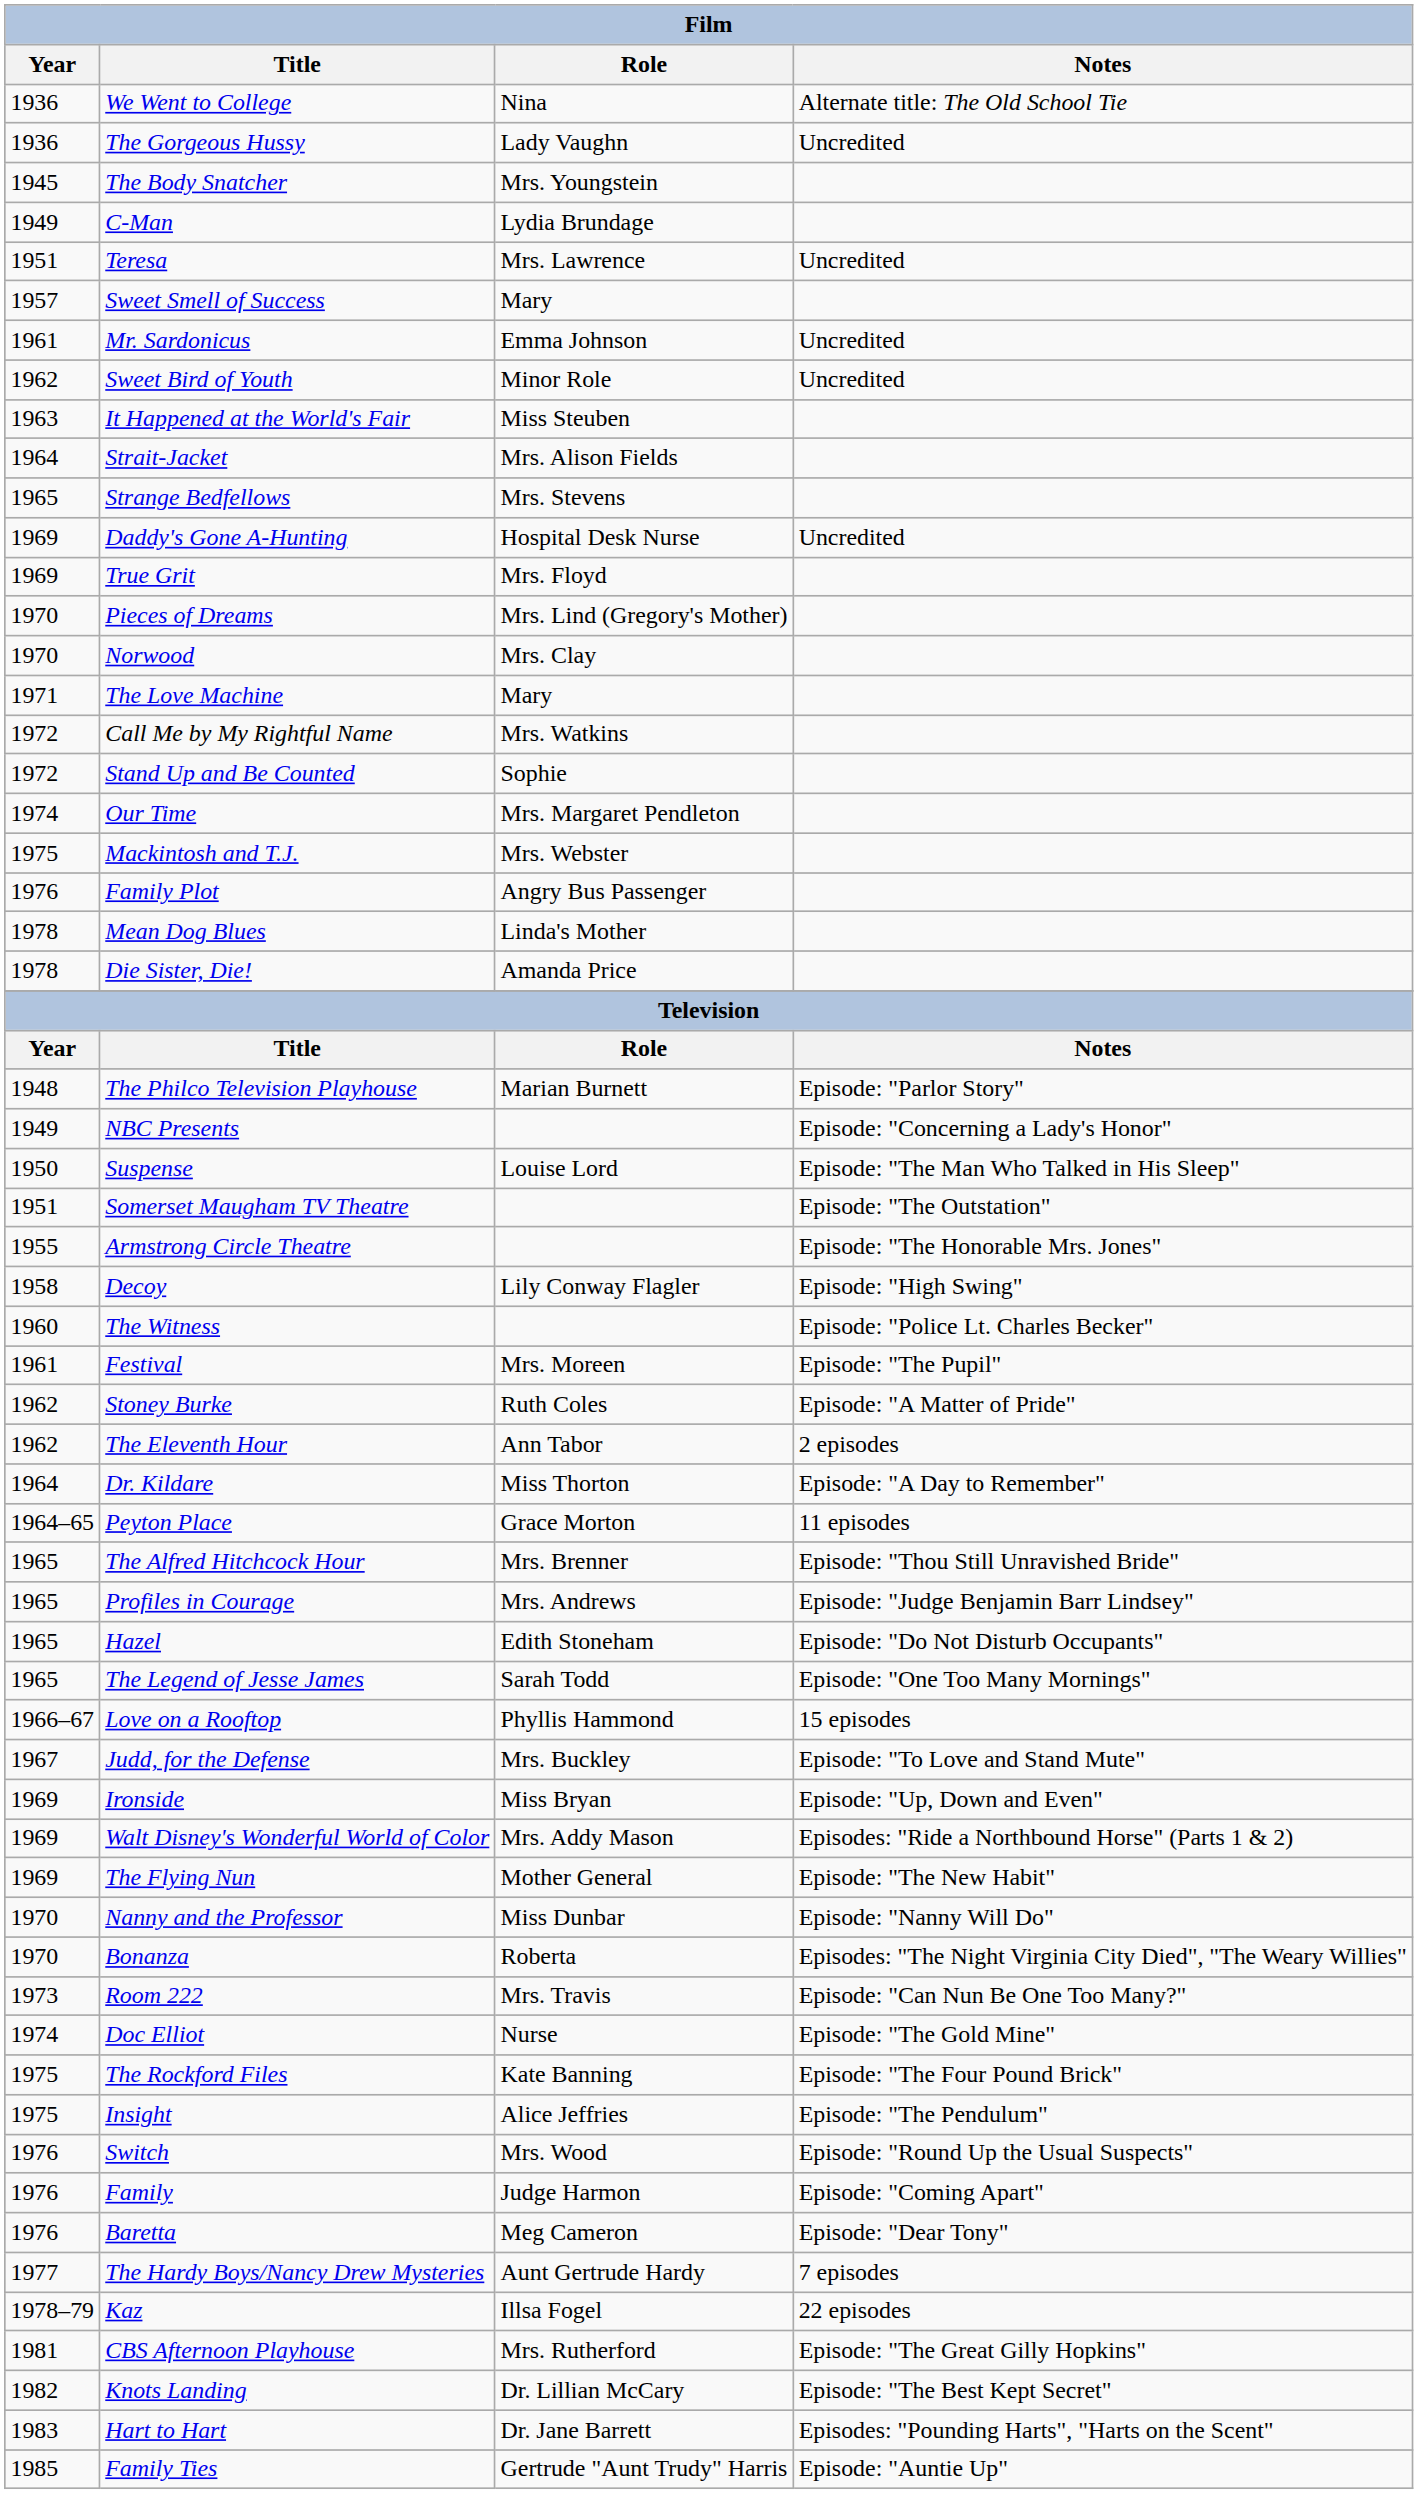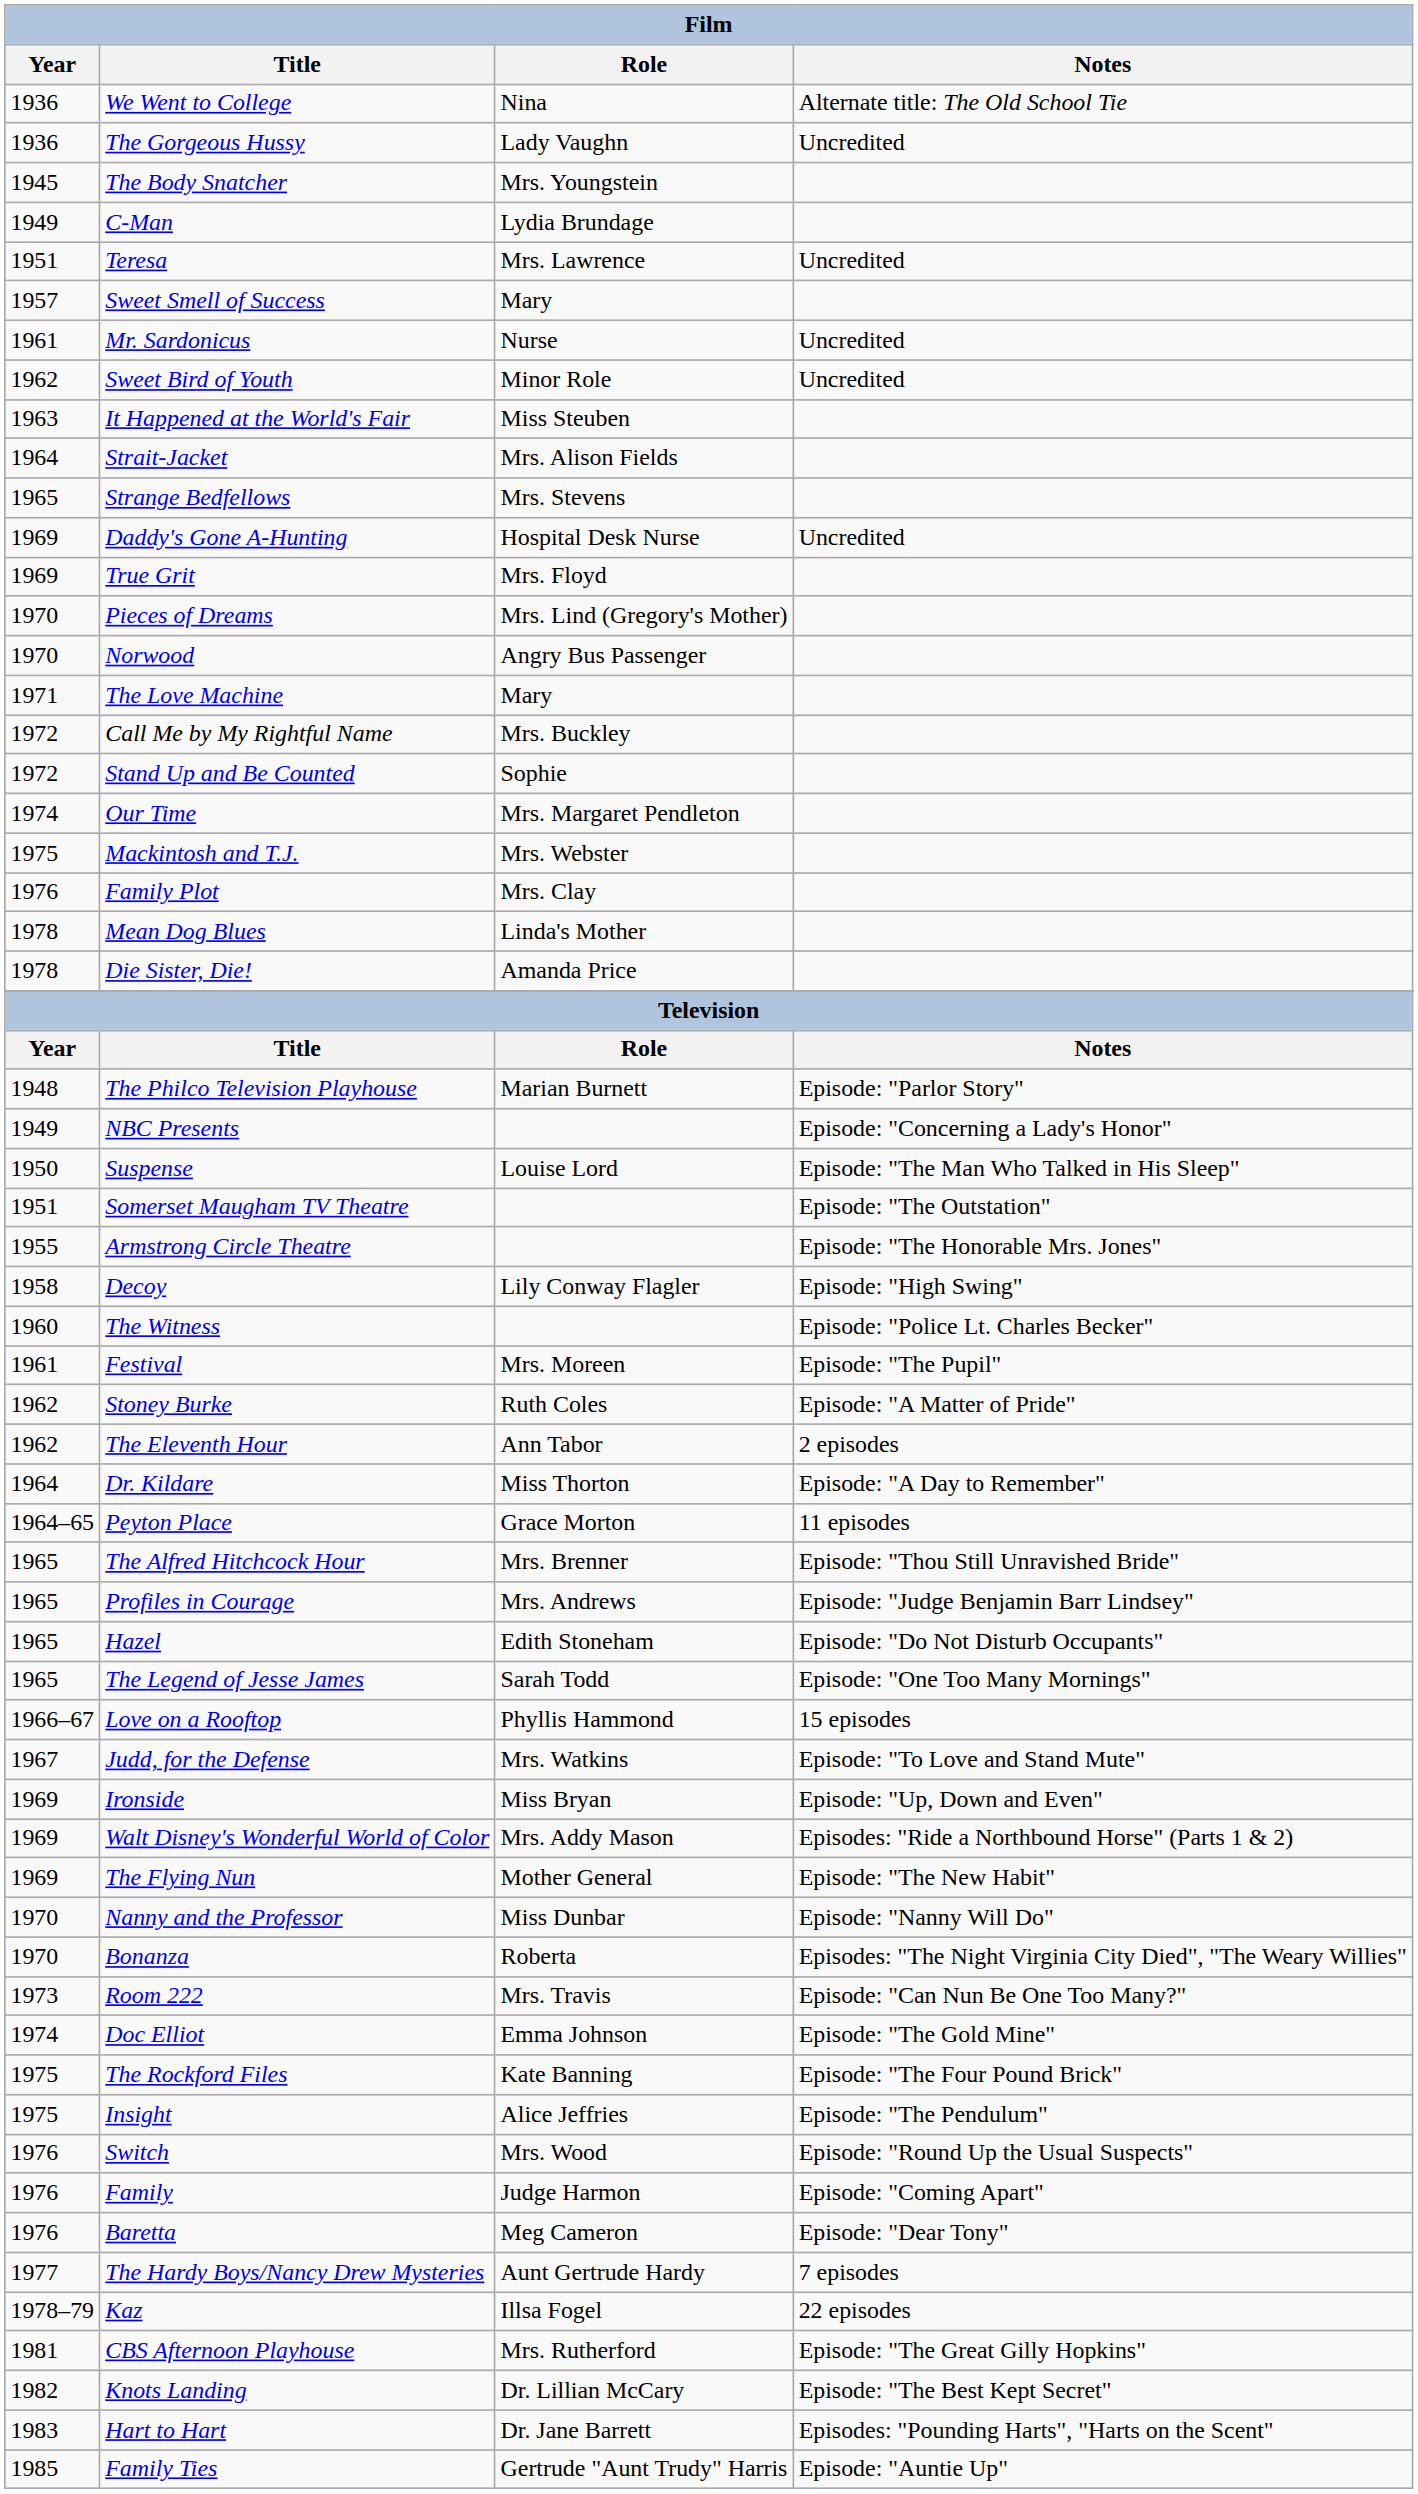(574, 340) Emma Johnson -> (529, 340) Nurse
(548, 655) Mrs. Clay -> (603, 655) Angry Bus Passenger
(564, 734) Mrs. Watkins -> (566, 734) Mrs. Buckley
(603, 891) Angry Bus Passenger -> (548, 891) Mrs. Clay
(566, 1759) Mrs. Buckley -> (564, 1759) Mrs. Watkins
(529, 2035) Nurse -> (574, 2035) Emma Johnson
